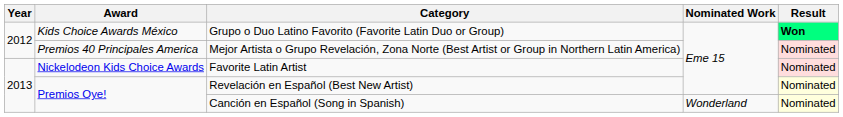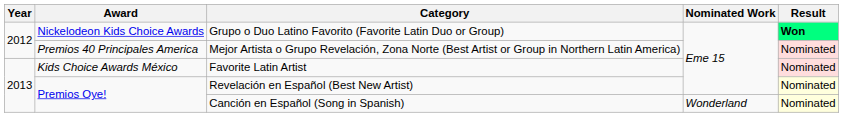(108, 31) Kids Choice Awards México -> (121, 31) Nickelodeon Kids Choice Awards
(121, 67) Nickelodeon Kids Choice Awards -> (108, 67) Kids Choice Awards México
